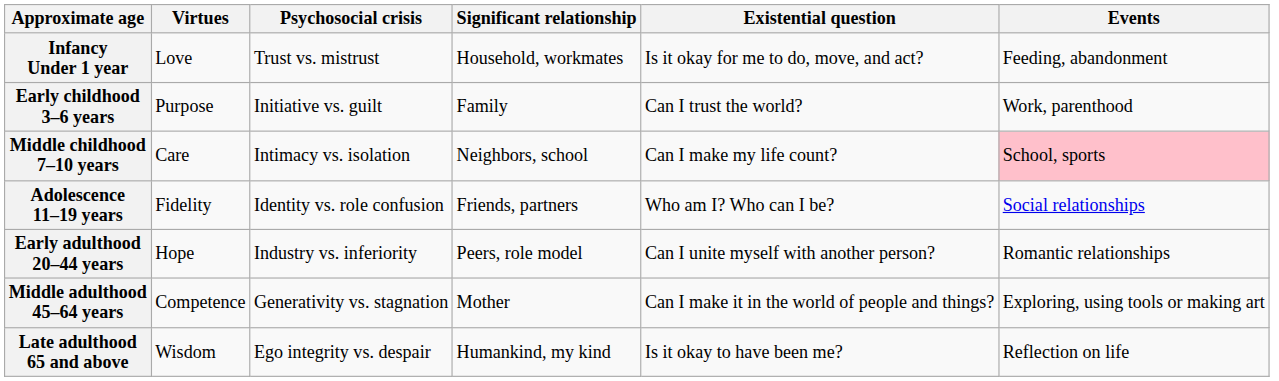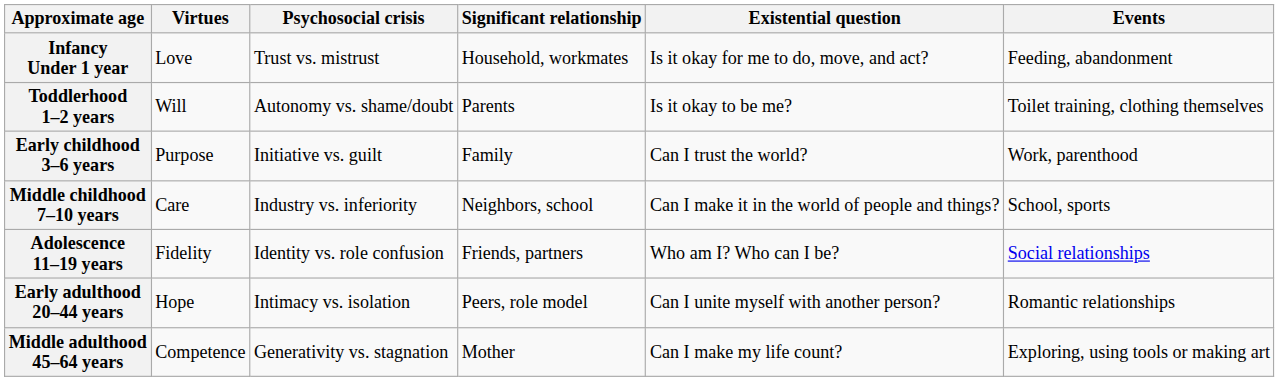+ row: (78, 106)
(332, 155) Intimacy vs. isolation -> (336, 204) Industry vs. inferiority
(741, 155) Can I make my life count? -> (825, 204) Can I make it in the world of people and things?
(1054, 155) pink background -> (1059, 204) no background
(336, 253) Industry vs. inferiority -> (332, 302) Intimacy vs. isolation
(820, 302) Can I make it in the world of people and things? -> (746, 351) Can I make my life count?
- row: (78, 351)
